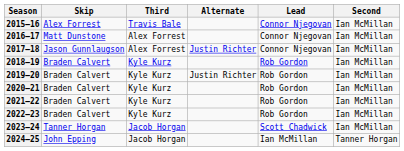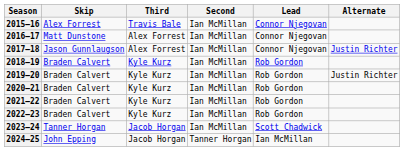columns swapped: (366, 11) <-> (223, 11)
